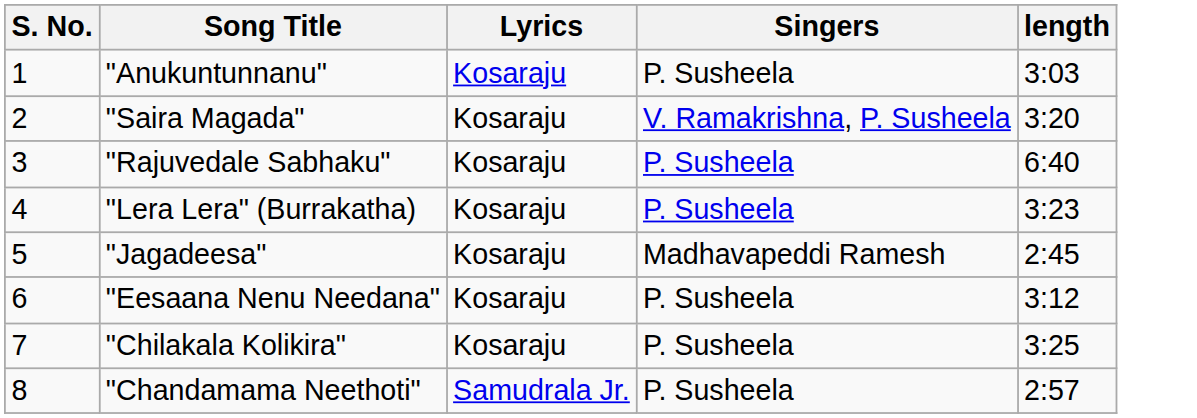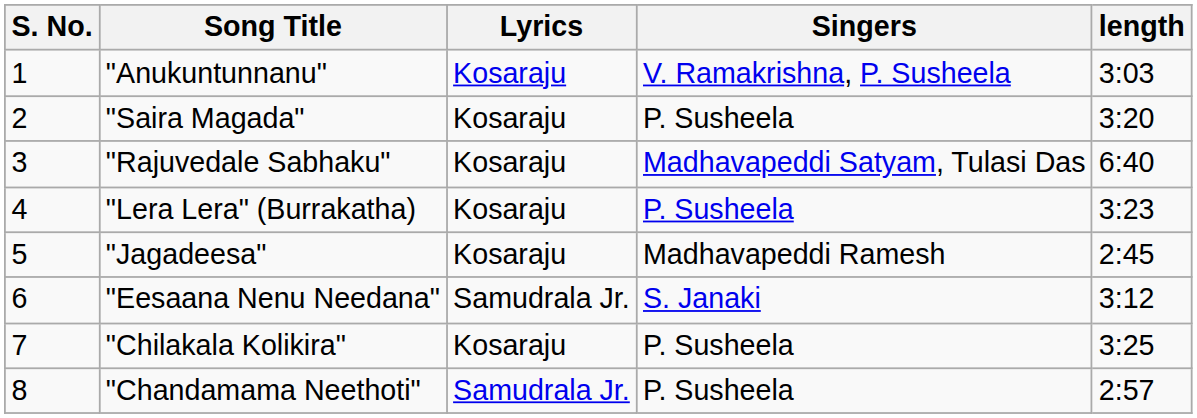(718, 72) P. Susheela -> (827, 72) V. Ramakrishna, P. Susheela
(827, 118) V. Ramakrishna, P. Susheela -> (718, 118) P. Susheela
(718, 163) P. Susheela -> (864, 163) Madhavapeddi Satyam, Tulasi Das
(510, 299) Kosaraju -> (541, 299) Samudrala Jr.
(718, 299) P. Susheela -> (702, 299) S. Janaki
